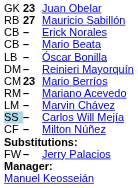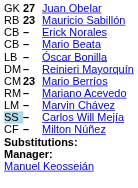(29, 8) 23 -> (29, 8) 27
(29, 20) 27 -> (29, 20) 23
- row: (76, 154)
